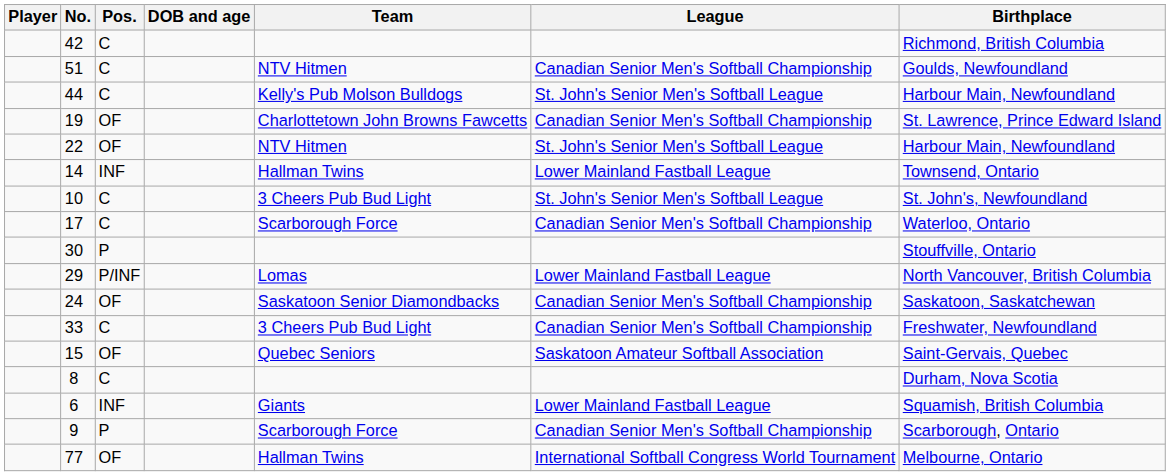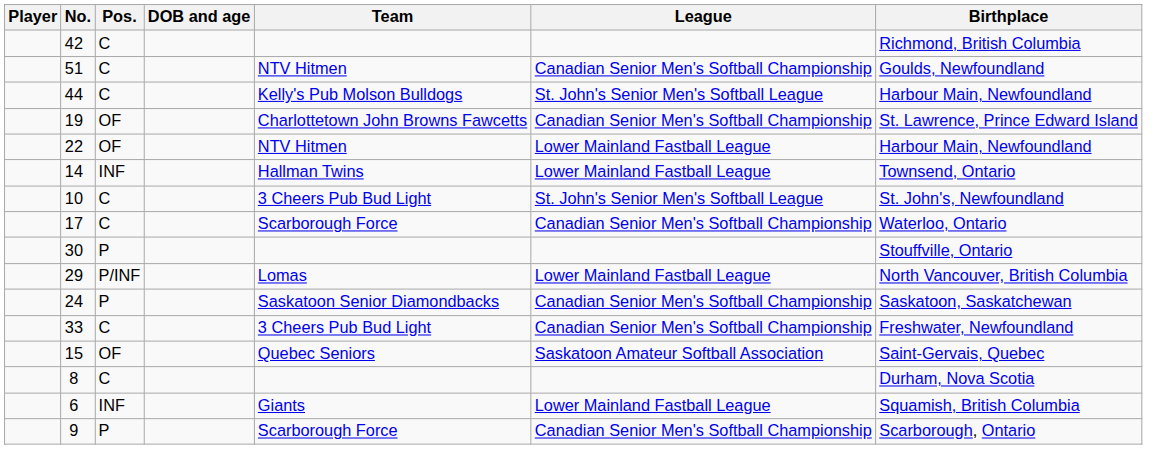(679, 146) St. John's Senior Men's Softball League -> (653, 146) Lower Mainland Fastball League
(110, 302) OF -> (104, 302) P
- row: (74, 457)
